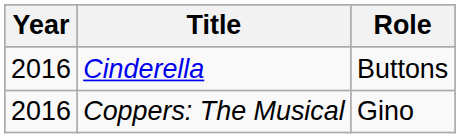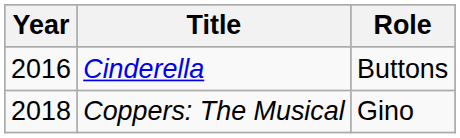(41, 111) 2016 -> (41, 111) 2018
